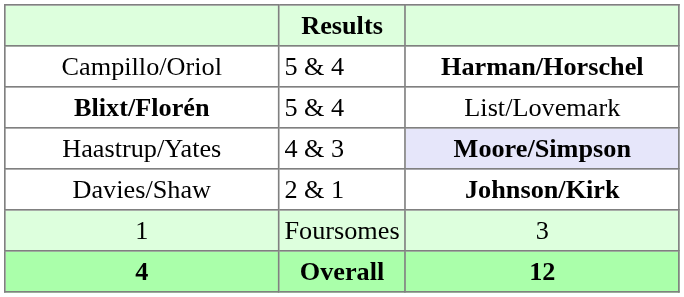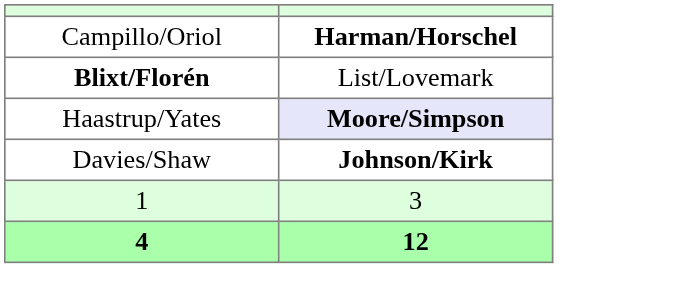- column: (342, 24)
